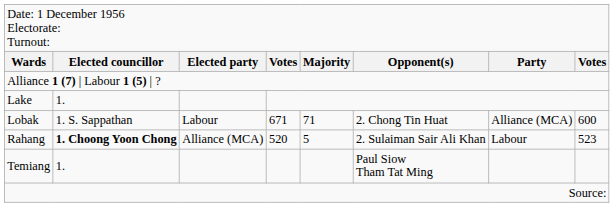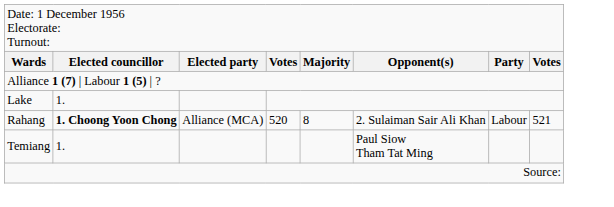- row: (23, 120)
(306, 139) 5 -> (306, 120) 8
(587, 139) 523 -> (542, 120) 521
